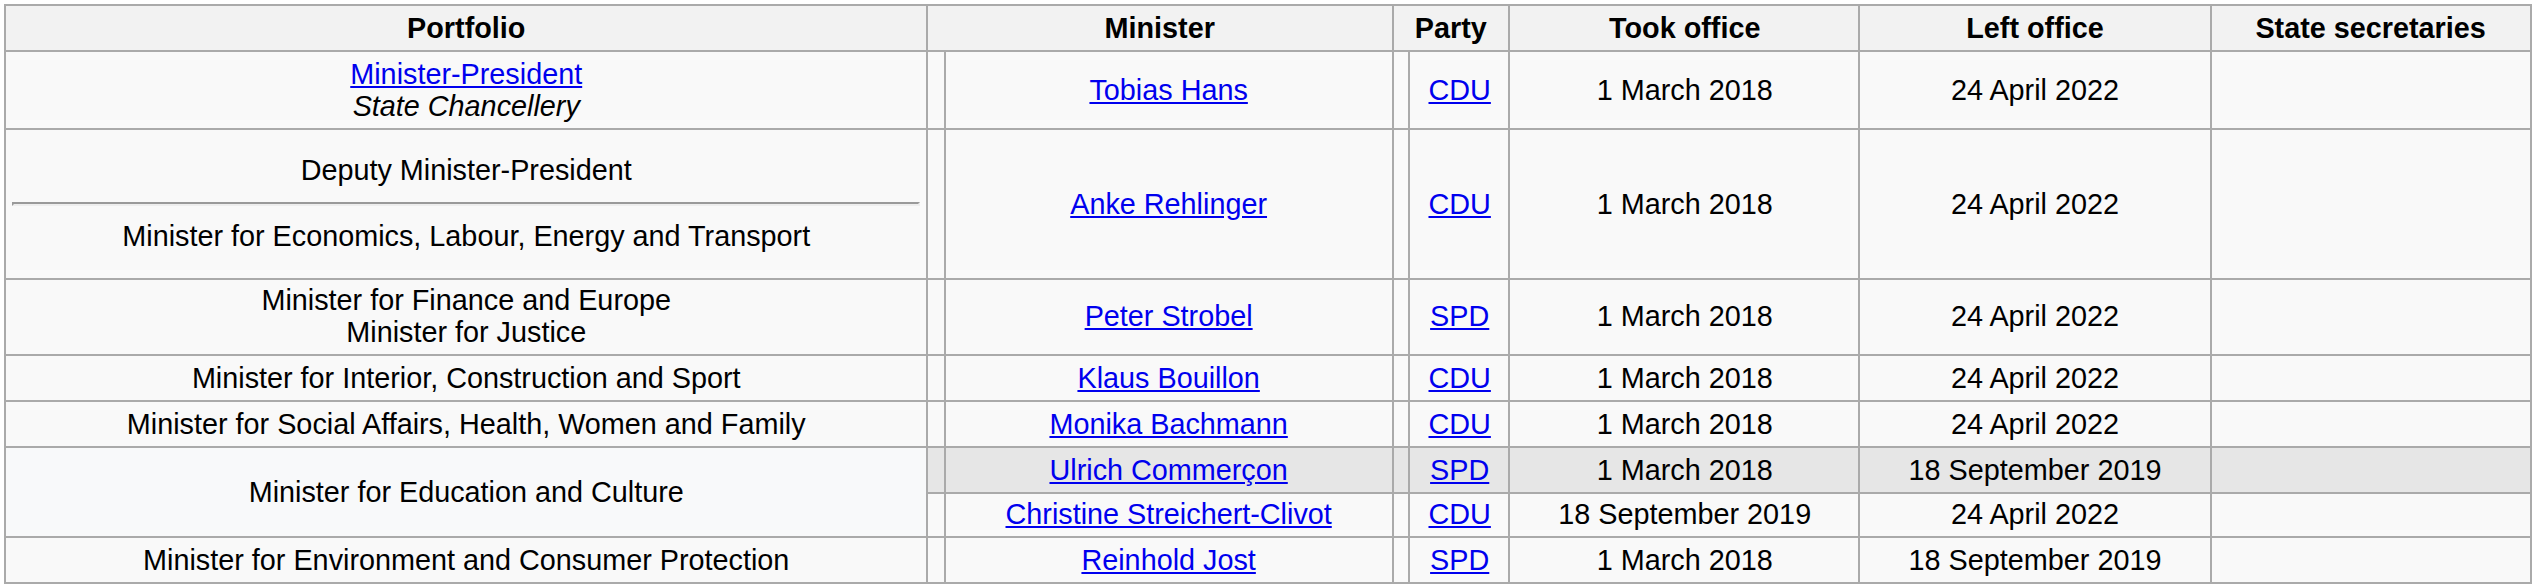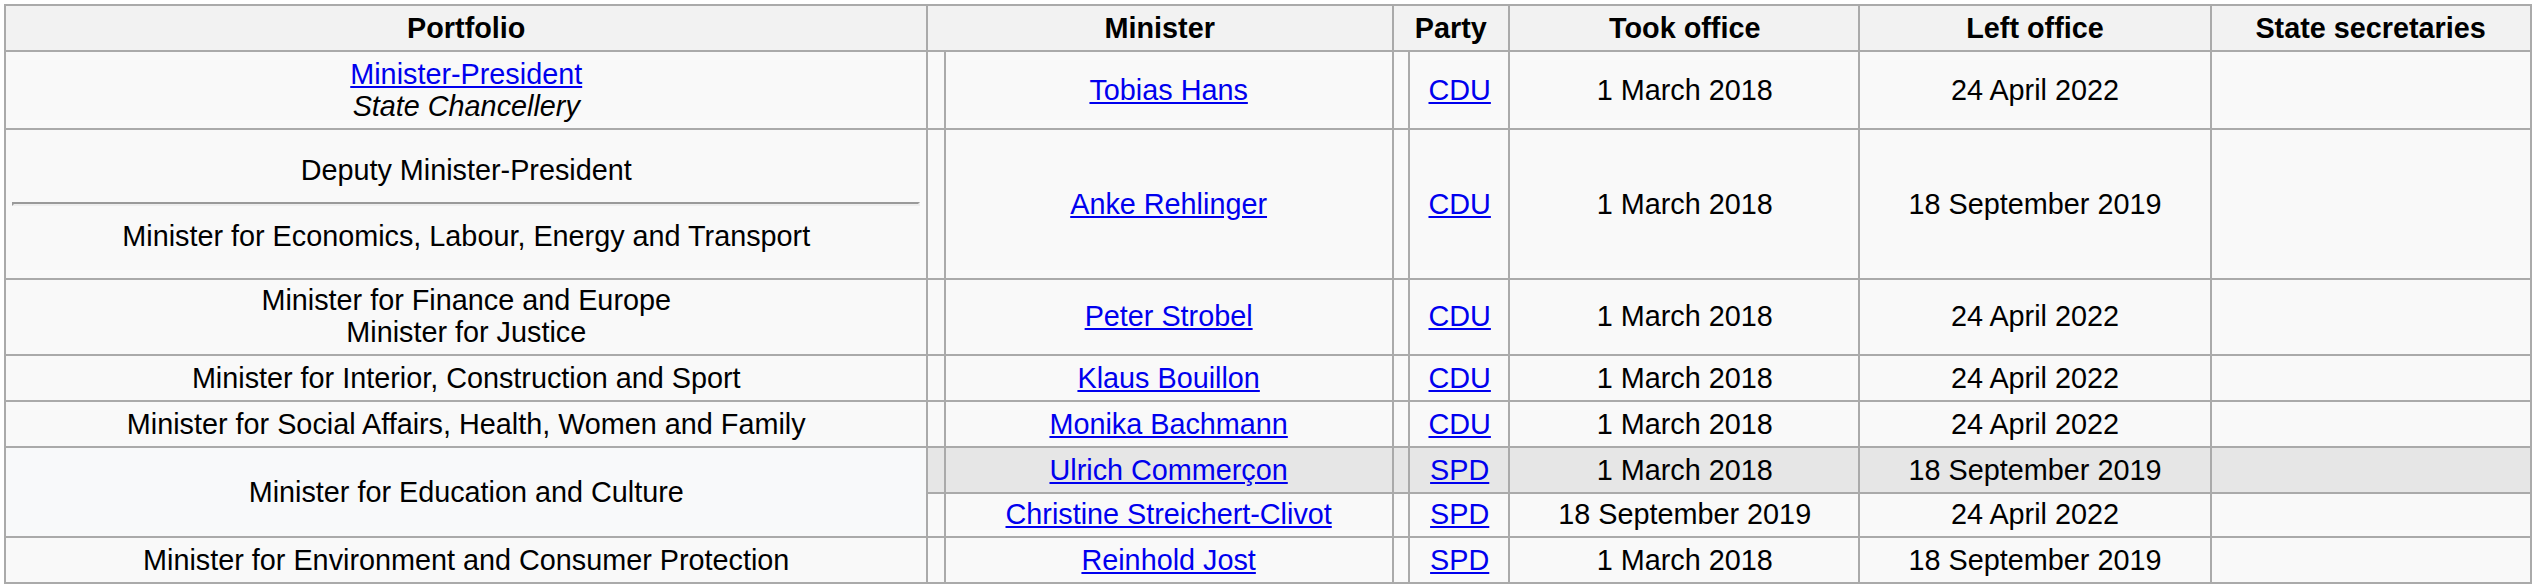(2035, 203) 24 April 2022 -> (2035, 203) 18 September 2019
(1460, 317) SPD -> (1460, 317) CDU
(1460, 515) CDU -> (1460, 515) SPD
